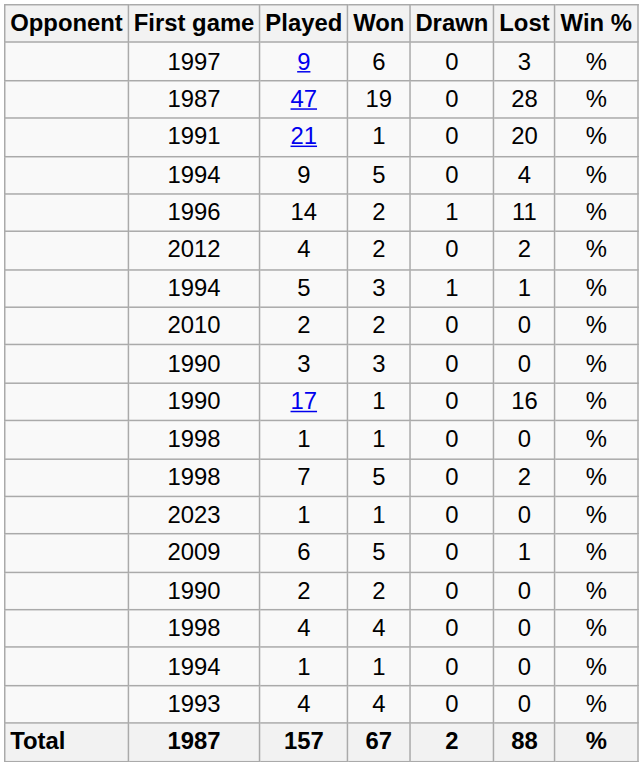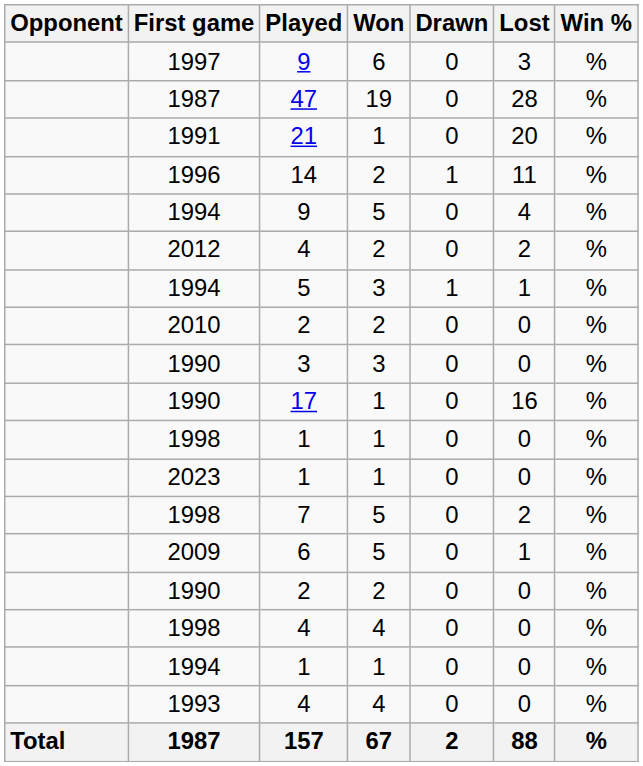rows swapped: (194, 212) <-> (194, 174)
rows swapped: (194, 514) <-> (194, 477)
